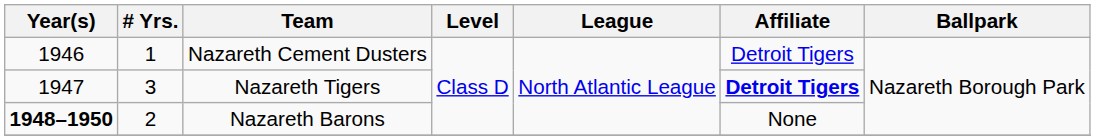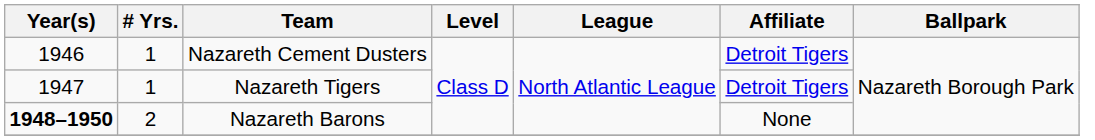(150, 87) 3 -> (150, 87) 1
(792, 87) bold -> (787, 87) normal
